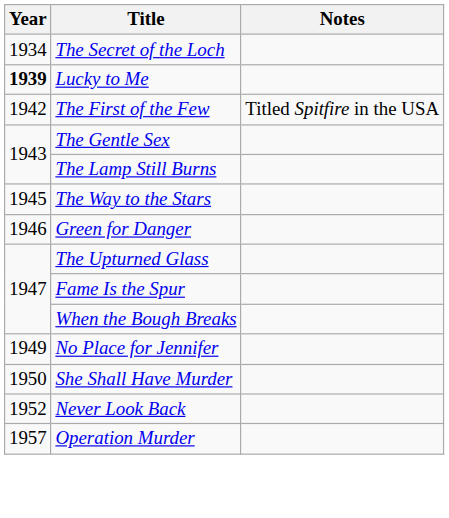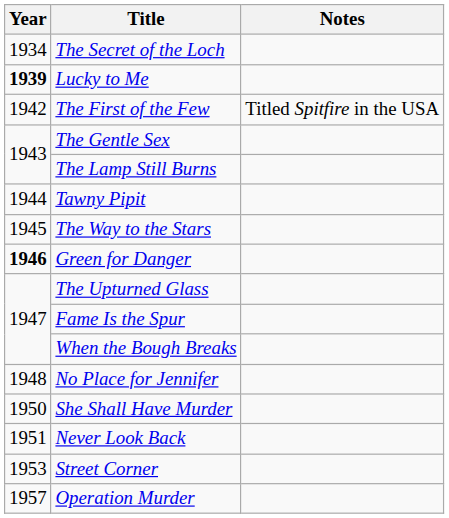+ row: (100, 199)
(28, 229) normal -> (28, 259) bold
(28, 348) 1949 -> (28, 378) 1948
(28, 408) 1952 -> (28, 438) 1951
+ row: (107, 468)
